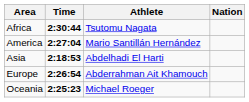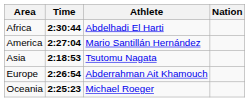(121, 27) Tsutomu Nagata -> (125, 27) Abdelhadi El Harti
(125, 58) Abdelhadi El Harti -> (121, 58) Tsutomu Nagata
